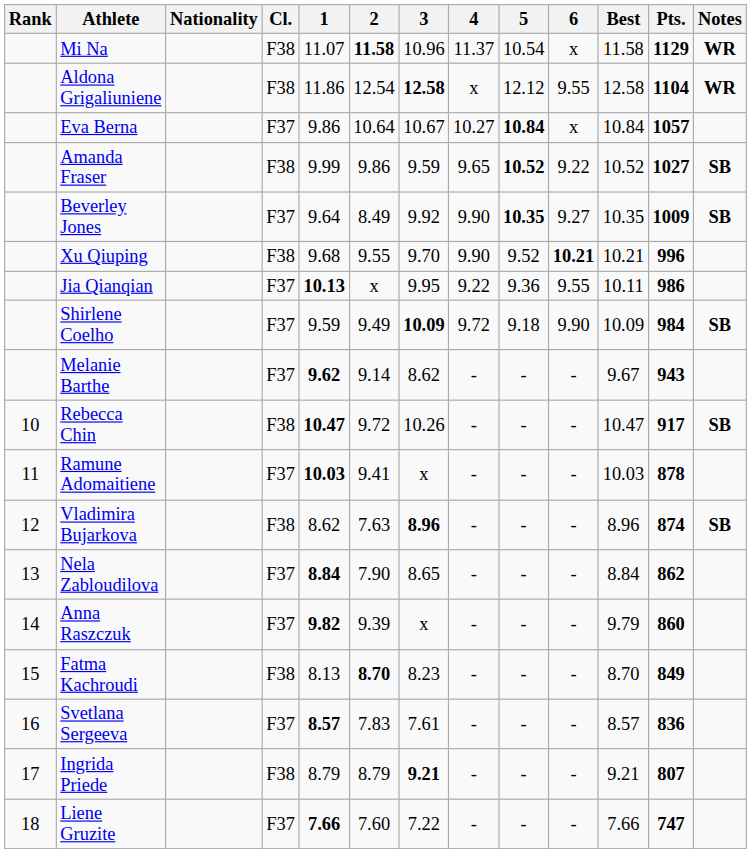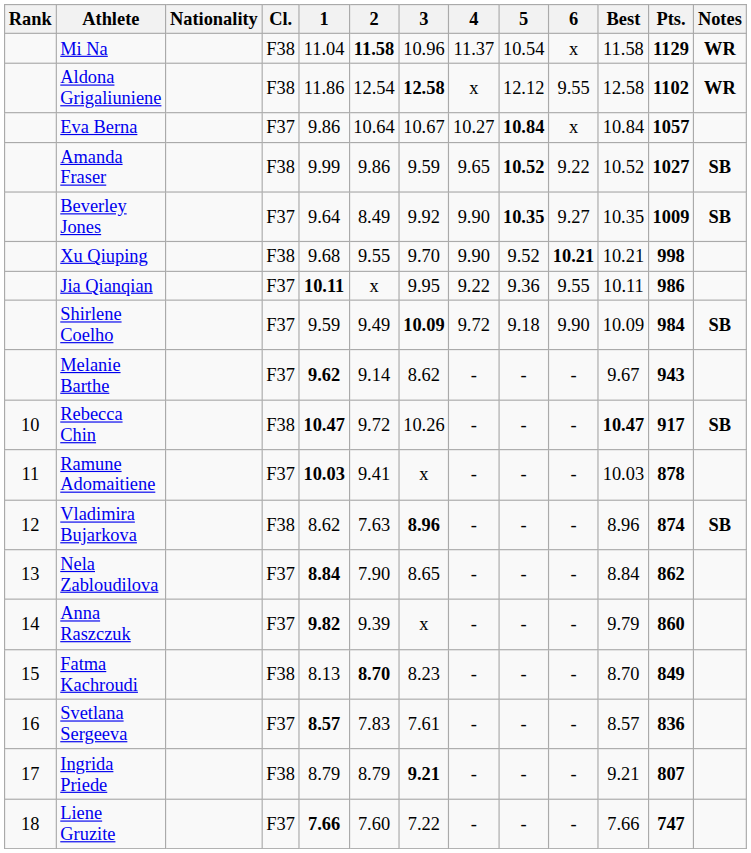(324, 48) 11.07 -> (324, 48) 11.04
(671, 87) 1104 -> (671, 87) 1102
(671, 256) 996 -> (671, 256) 998
(324, 285) 10.13 -> (324, 285) 10.11
(623, 424) normal -> (623, 424) bold
